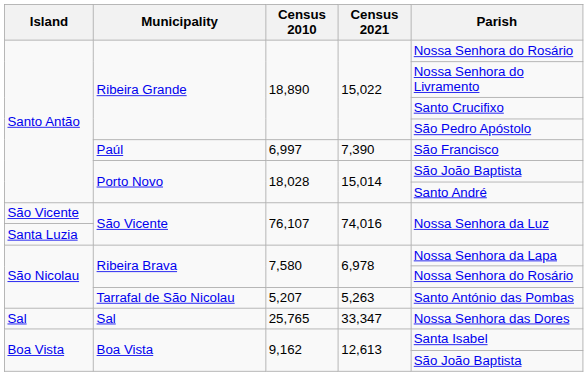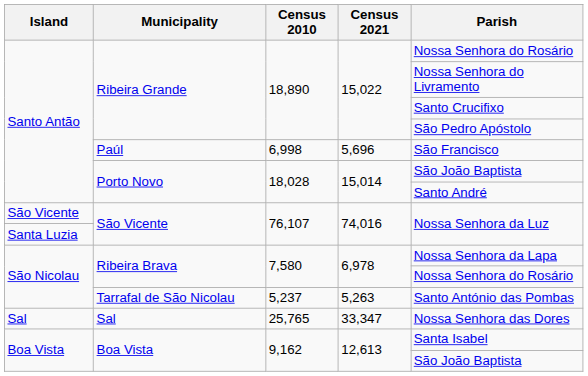(285, 150) 6,997 -> (285, 150) 6,998
(358, 150) 7,390 -> (358, 150) 5,696
(285, 297) 5,207 -> (285, 297) 5,237
